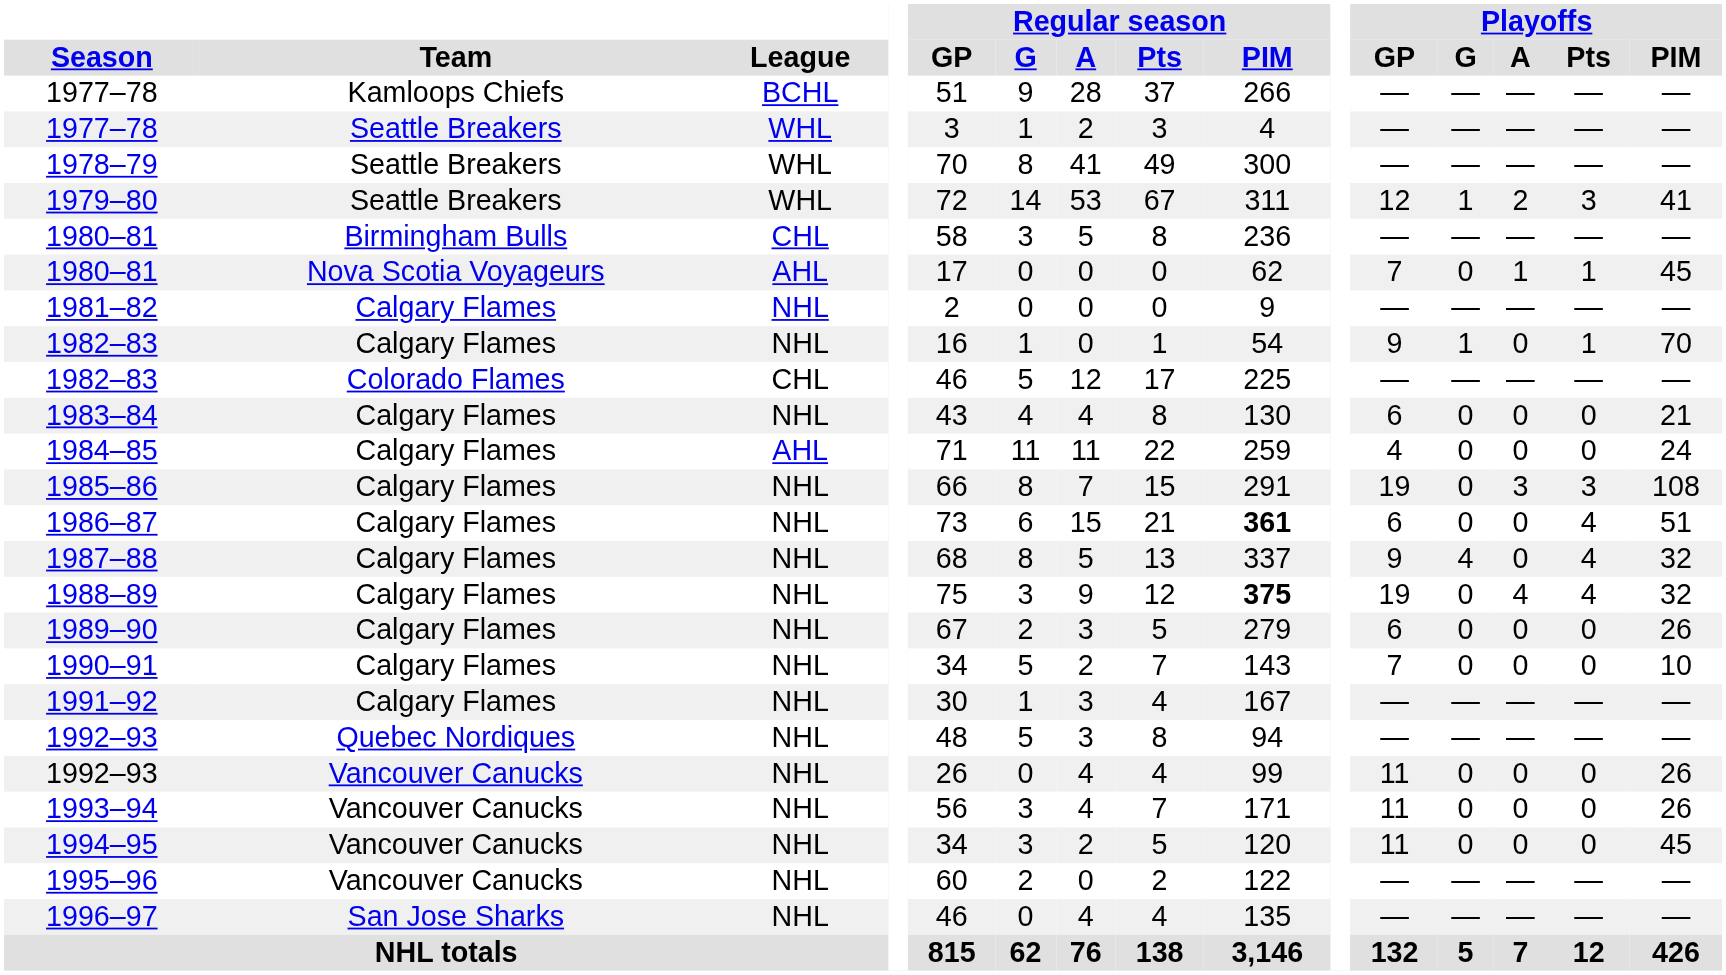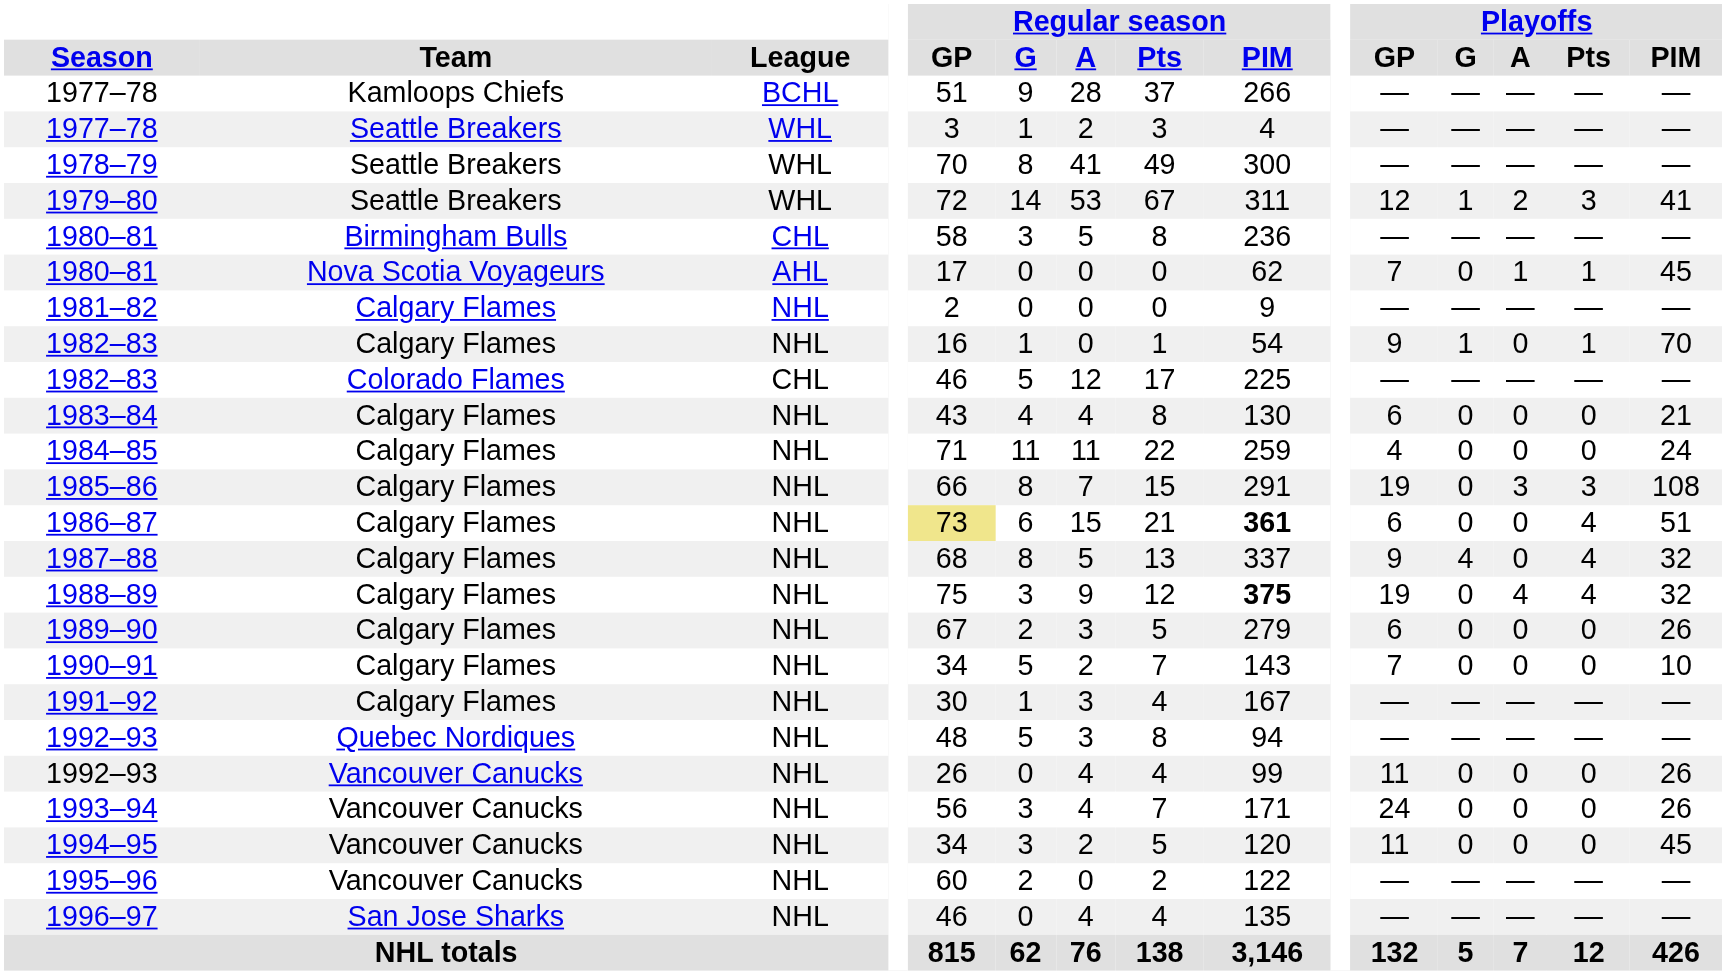(800, 451) AHL -> (800, 451) NHL
(952, 522) no background -> (952, 522) khaki background
(1395, 809) 11 -> (1395, 809) 24
